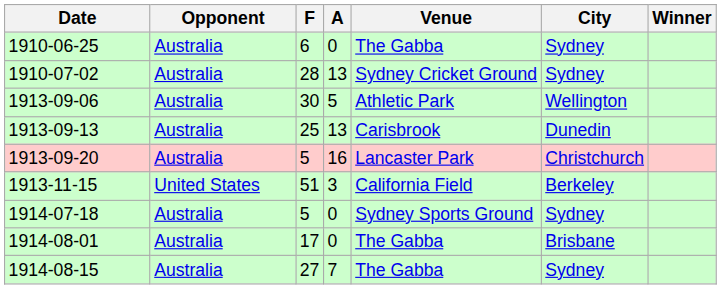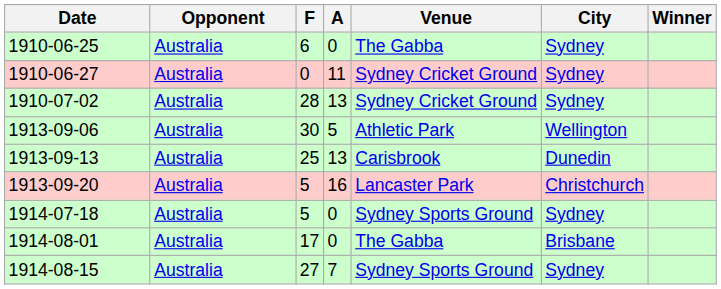+ row: (54, 74)
- row: (53, 185)
(399, 269) The Gabba -> (444, 269) Sydney Sports Ground
